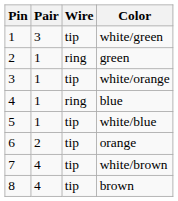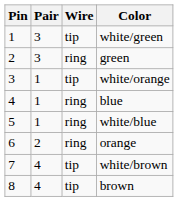(37, 58) 1 -> (37, 58) 3
(72, 122) tip -> (76, 122) ring
(72, 143) tip -> (76, 143) ring
